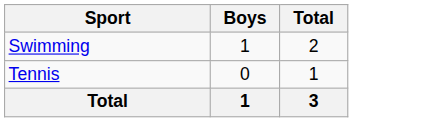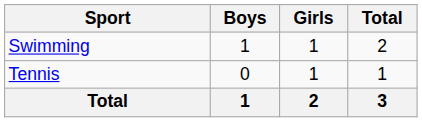+ column: (314, 18)
